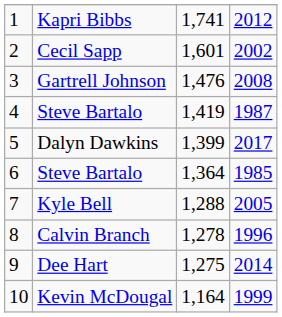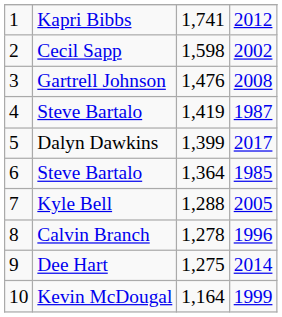(203, 50) 1,601 -> (203, 50) 1,598
